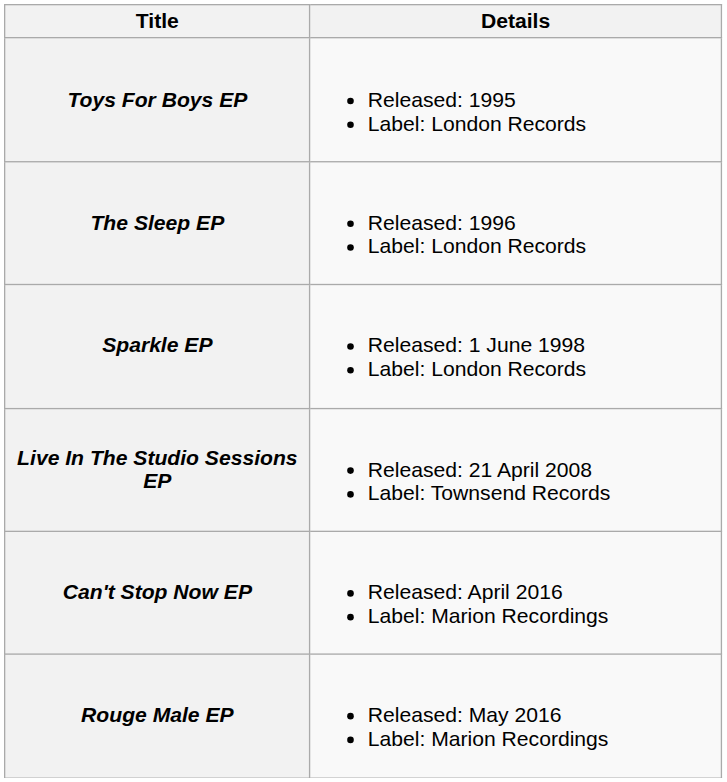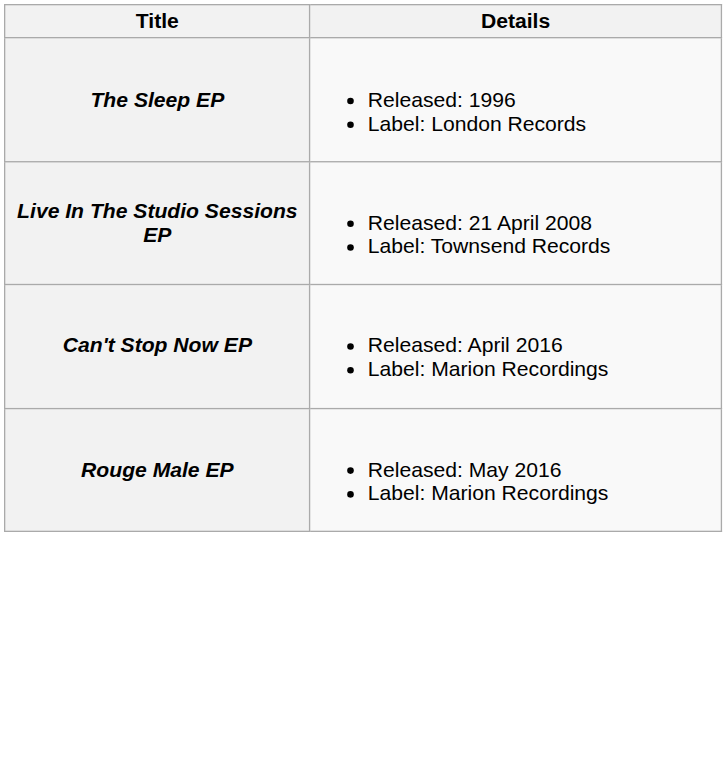- row: (157, 99)
- row: (157, 346)
